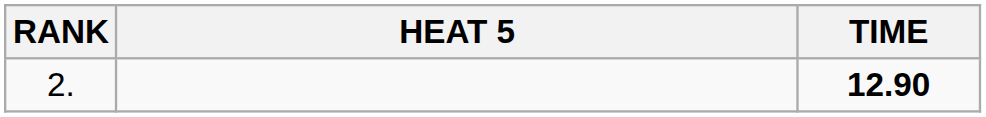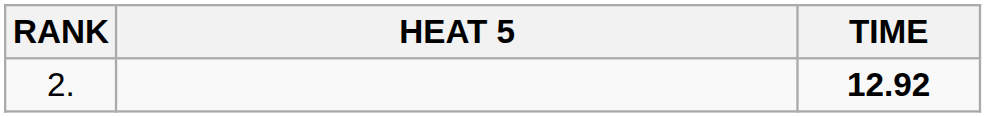(889, 84) 12.90 -> (889, 84) 12.92
